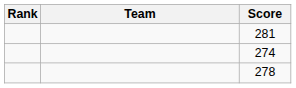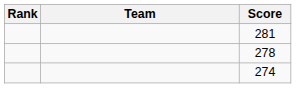rows swapped: (265, 72) <-> (265, 53)
